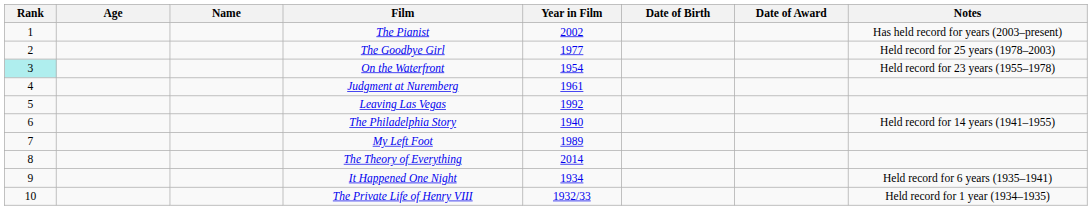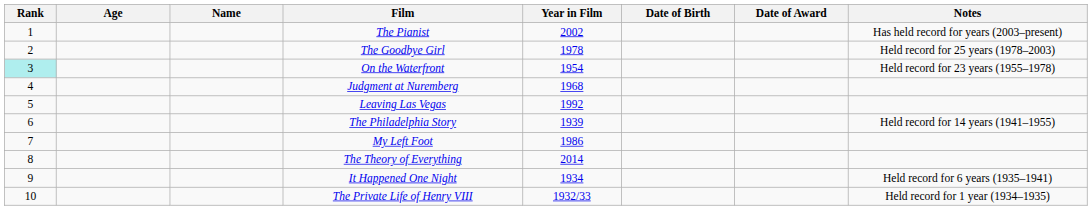(572, 50) 1977 -> (572, 50) 1978
(572, 86) 1961 -> (572, 86) 1968
(572, 123) 1940 -> (572, 123) 1939
(572, 141) 1989 -> (572, 141) 1986
